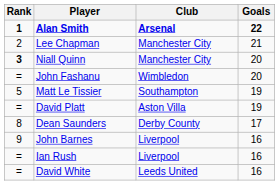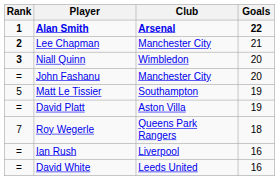(19, 44) normal -> (19, 44) bold
(175, 60) Manchester City -> (163, 60) Wimbledon
(163, 76) Wimbledon -> (175, 76) Manchester City
+ row: (65, 130)
- row: (71, 124)
- row: (64, 140)
